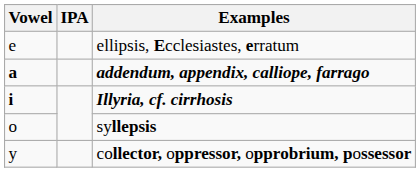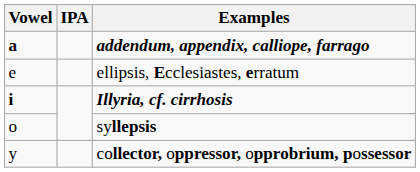rows swapped: (233, 72) <-> (198, 45)
